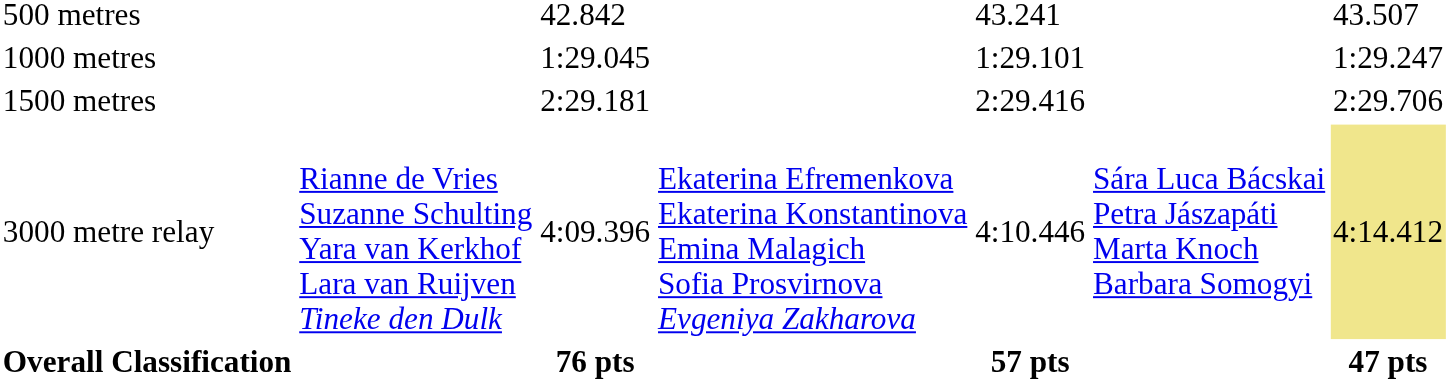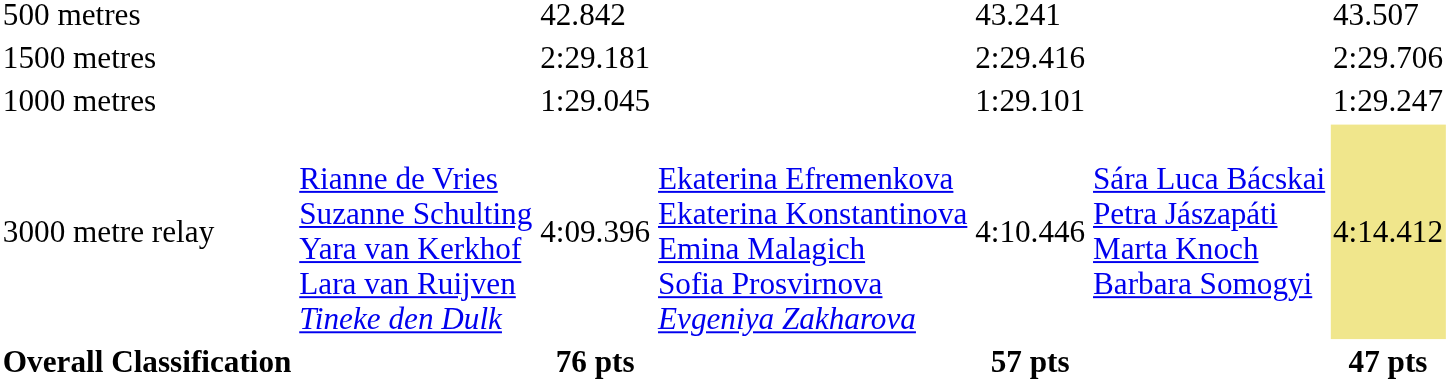rows swapped: (80, 57) <-> (80, 100)
